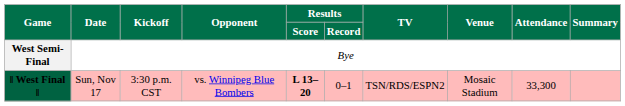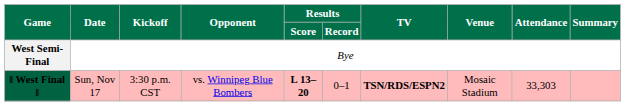(405, 86) normal -> (404, 86) bold
(541, 86) 33,300 -> (541, 86) 33,303
